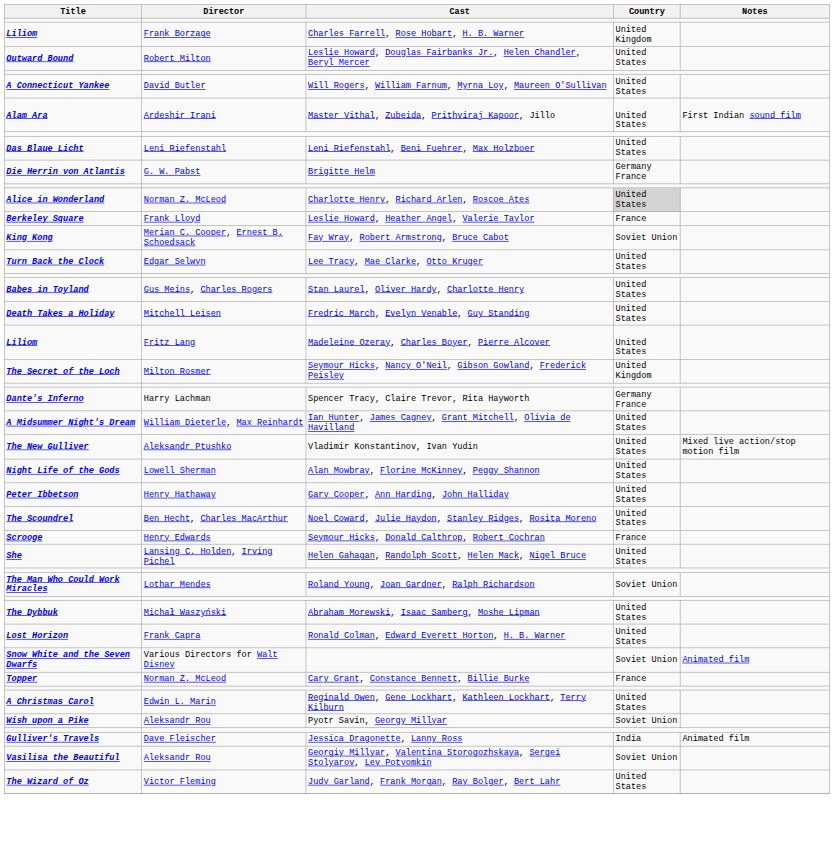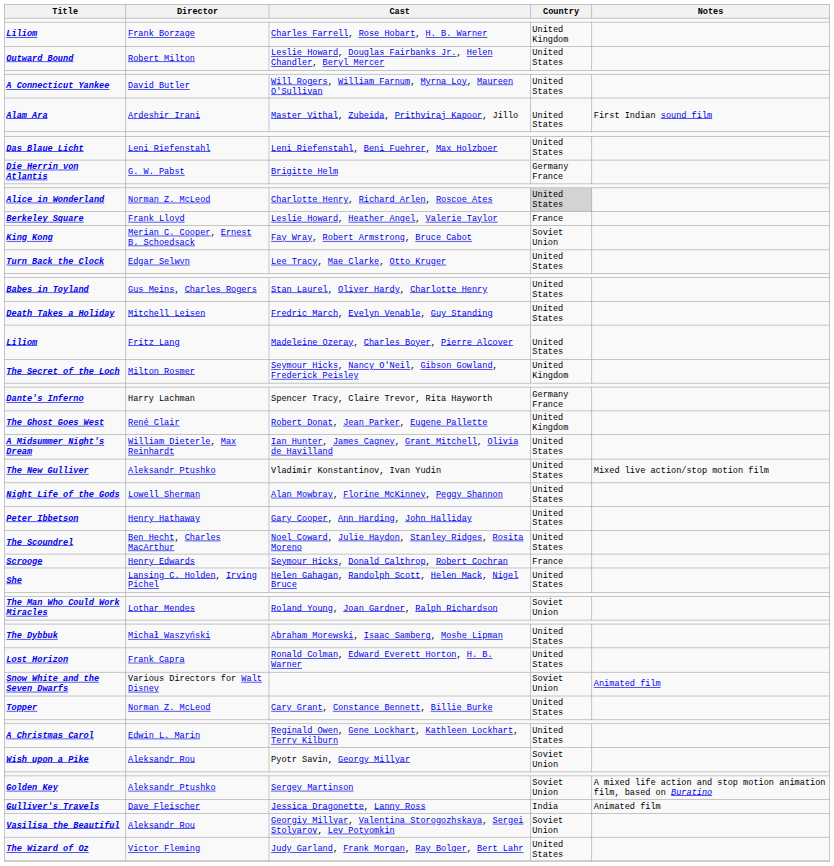+ row: (55, 423)
(631, 679) France -> (548, 708) United States
+ row: (32, 788)
